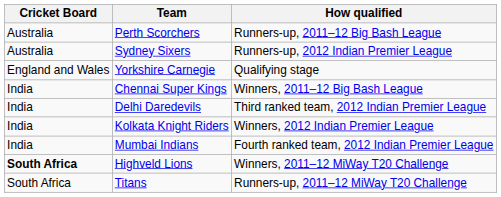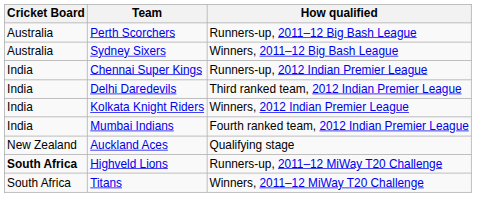(343, 51) Runners-up, 2012 Indian Premier League -> (304, 51) Winners, 2011–12 Big Bash League
- row: (165, 70)
(328, 88) Winners, 2011–12 Big Bash League -> (318, 70) Runners-up, 2012 Indian Premier League
+ row: (129, 145)
(341, 164) Winners, 2011–12 MiWay T20 Challenge -> (326, 164) Runners-up, 2011–12 MiWay T20 Challenge
(351, 182) Runners-up, 2011–12 MiWay T20 Challenge -> (317, 182) Winners, 2011–12 MiWay T20 Challenge
